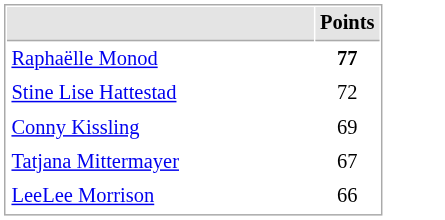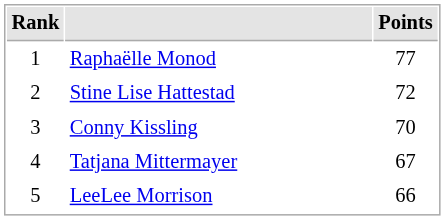+ column: (35, 23)
(347, 58) bold -> (405, 58) normal
(347, 127) 69 -> (405, 127) 70
